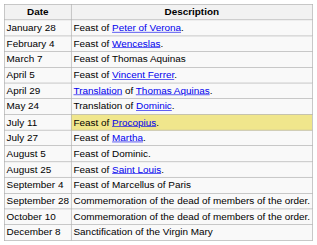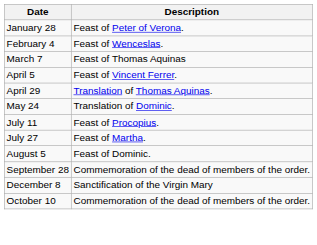(116, 122) khaki background -> (116, 122) no background
- row: (29, 169)
- row: (35, 185)
rows swapped: (31, 216) <-> (34, 232)
